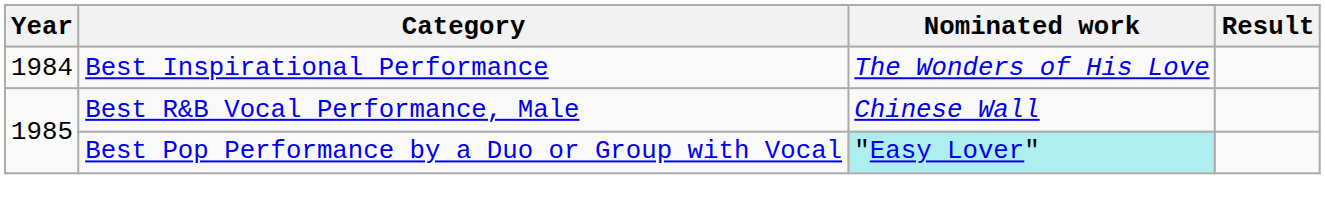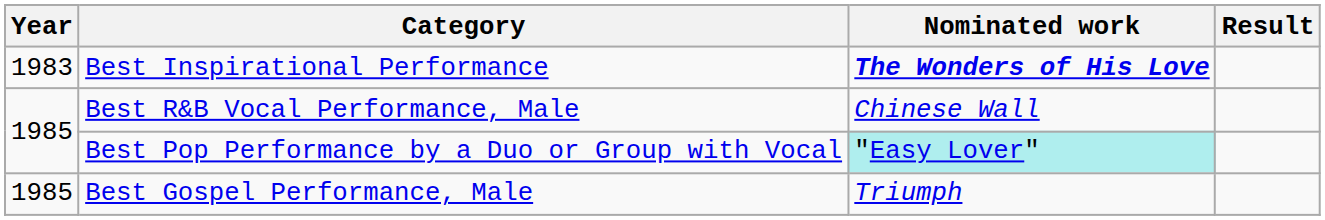(42, 68) 1984 -> (42, 68) 1983
(1032, 68) normal -> (1032, 68) bold
+ row: (309, 194)
